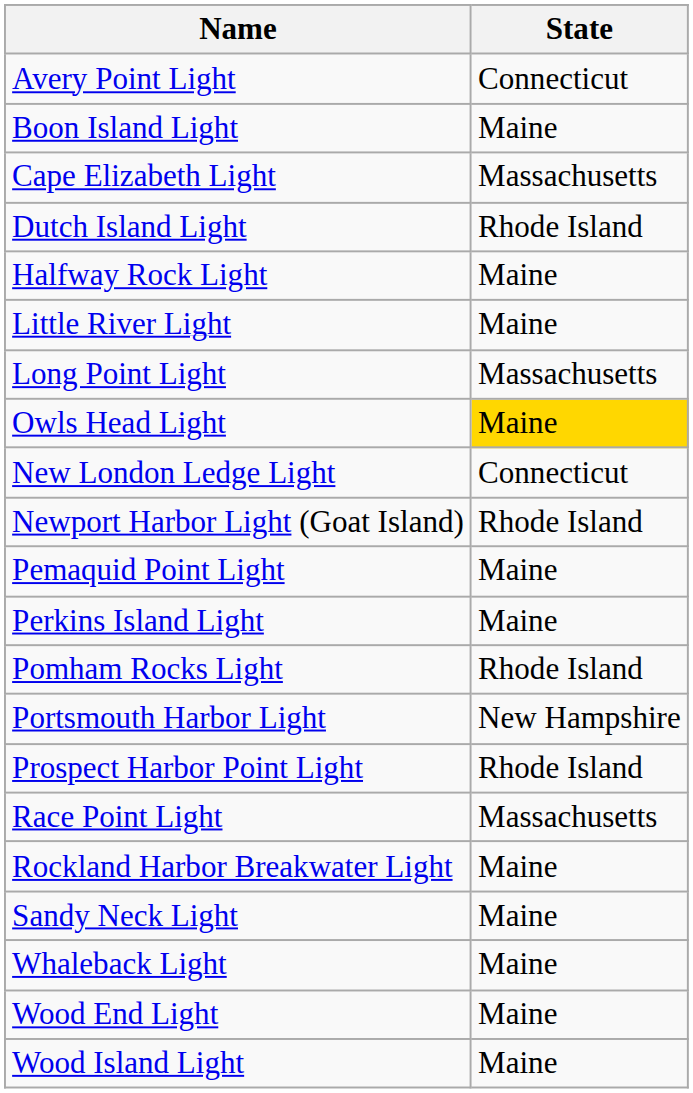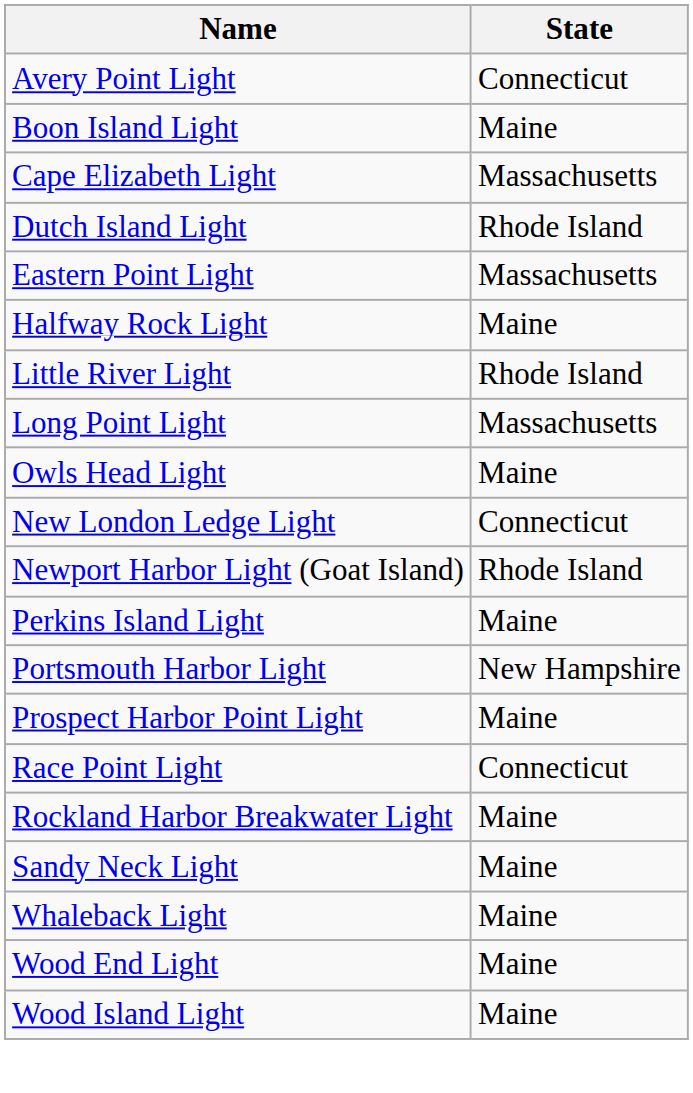+ row: (133, 275)
(518, 324) Maine -> (560, 373) Rhode Island
(518, 422) gold background -> (518, 472) no background
- row: (148, 570)
- row: (147, 669)
(560, 767) Rhode Island -> (518, 718) Maine
(568, 816) Massachusetts -> (553, 767) Connecticut
